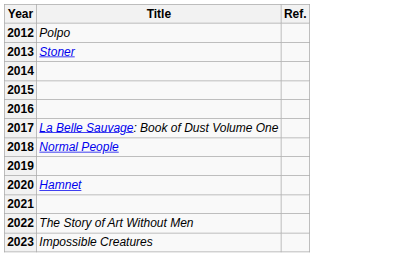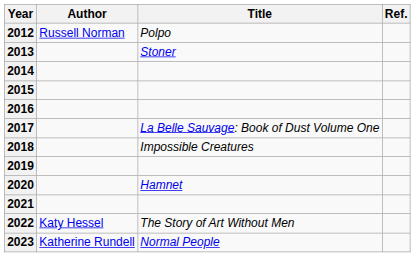+ column: (87, 14)
(79, 147) Normal People -> (197, 147) Impossible Creatures
(96, 242) Impossible Creatures -> (180, 242) Normal People
